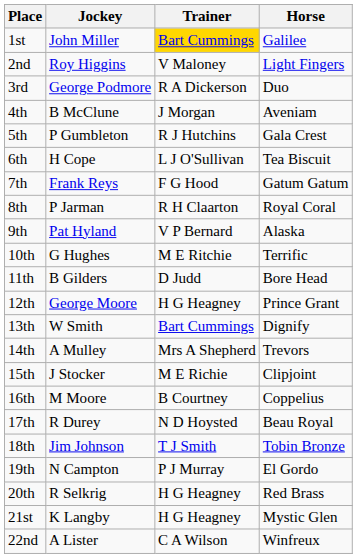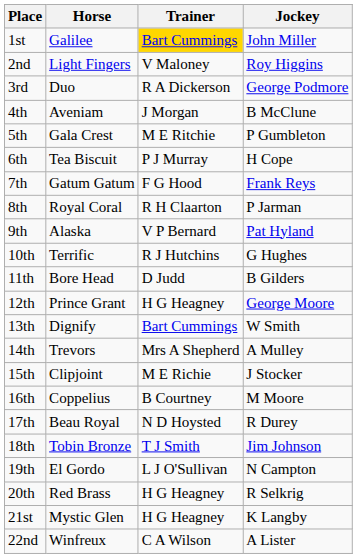columns swapped: (306, 16) <-> (100, 16)
(197, 135) R J Hutchins -> (178, 135) M E Ritchie
(201, 159) L J O'Sullivan -> (175, 159) P J Murray
(195, 254) M E Ritchie -> (181, 254) R J Hutchins
(191, 469) P J Murray -> (185, 469) L J O'Sullivan
